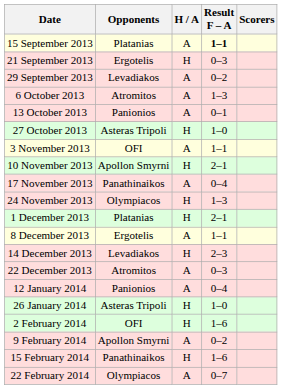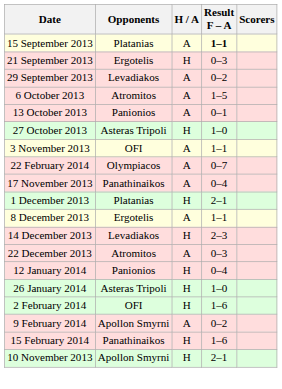(219, 95) 1–3 -> (219, 95) 1–5
rows swapped: (50, 165) <-> (50, 375)
- row: (50, 200)
(187, 288) A -> (187, 270) H
